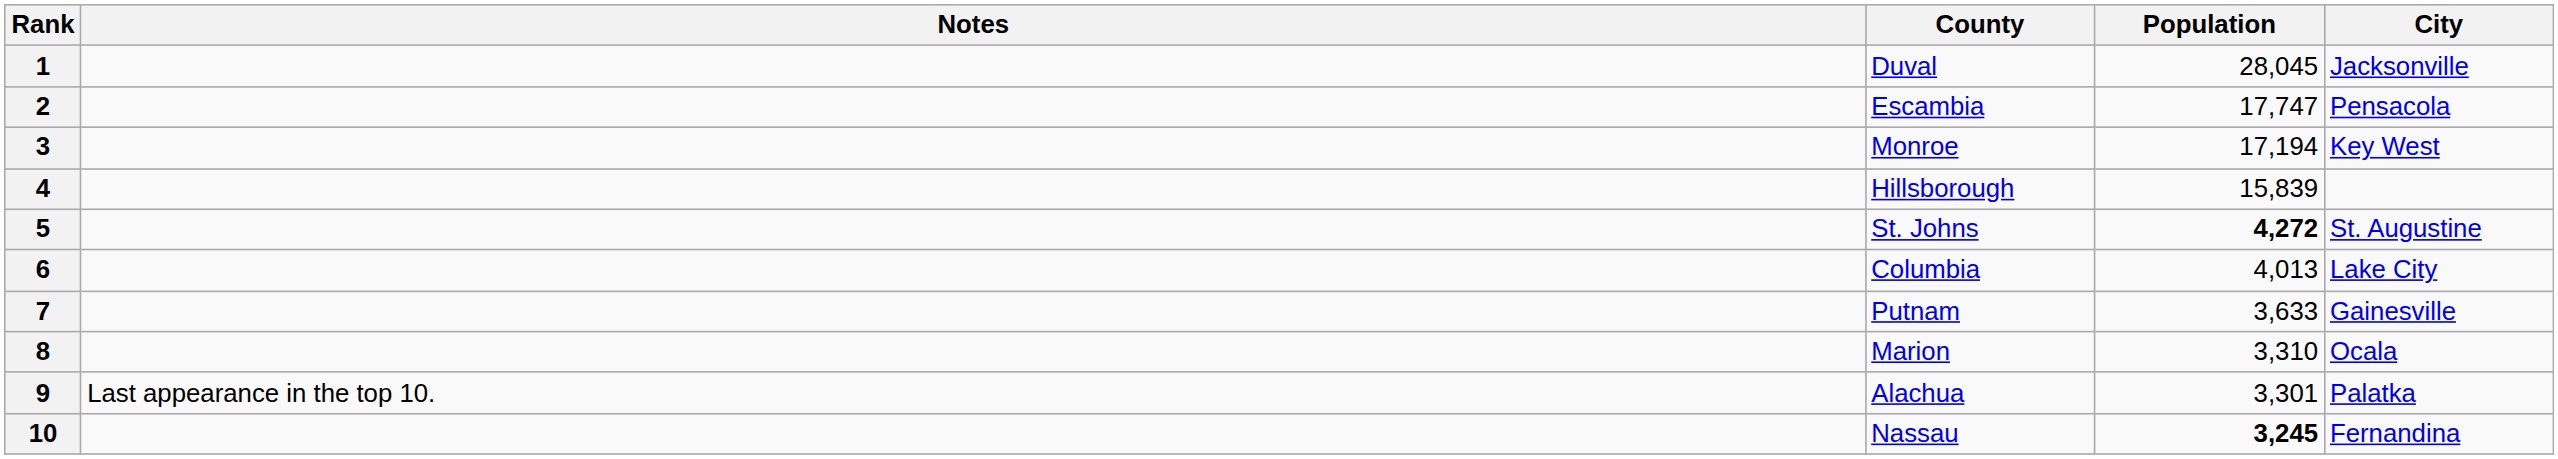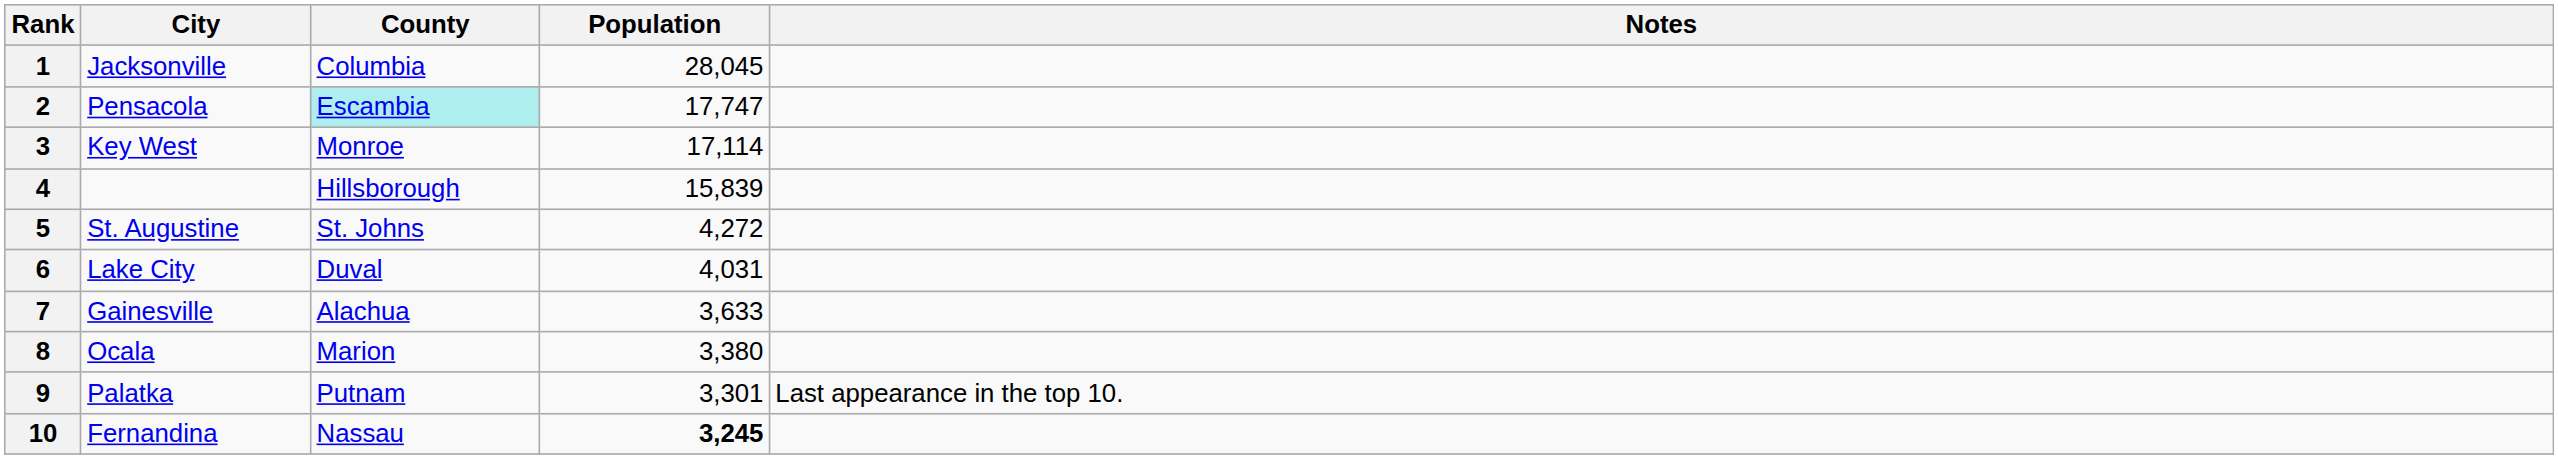columns swapped: (2439, 24) <-> (973, 24)
(1904, 65) Duval -> (371, 65) Columbia
(1928, 106) no background -> (373, 106) paleturquoise background
(2279, 147) 17,194 -> (725, 147) 17,114
(2286, 229) bold -> (731, 229) normal
(1926, 270) Columbia -> (349, 270) Duval
(2286, 270) 4,013 -> (731, 270) 4,031
(1916, 310) Putnam -> (363, 310) Alachua
(2286, 351) 3,310 -> (731, 351) 3,380
(1918, 392) Alachua -> (361, 392) Putnam
